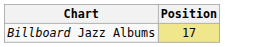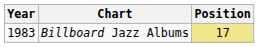+ column: (21, 14)
